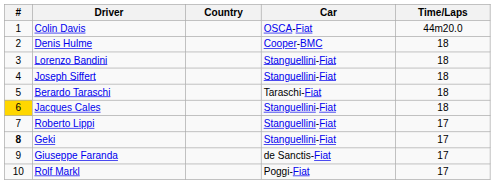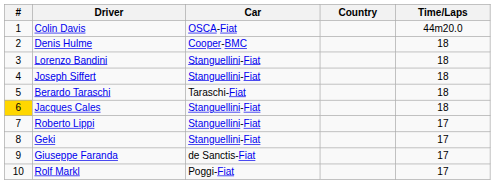columns swapped: (224, 13) <-> (328, 13)
(18, 140) bold -> (18, 140) normal
